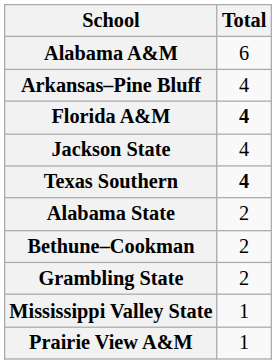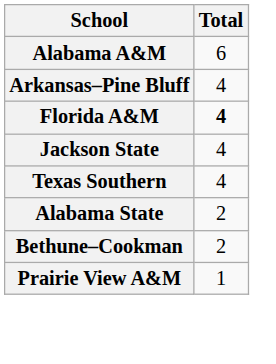(244, 181) bold -> (221, 181) normal
- row: (111, 278)
- row: (111, 310)
